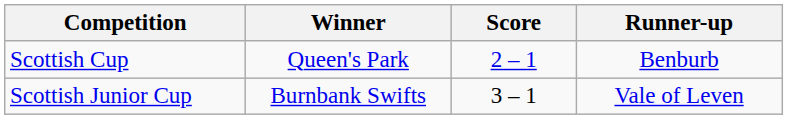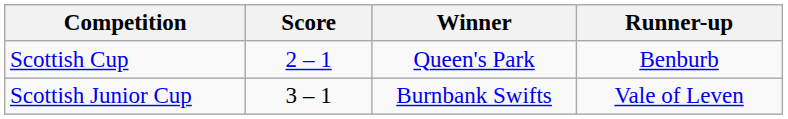columns swapped: (348, 22) <-> (514, 22)
